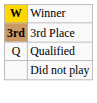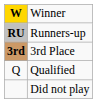+ row: (16, 32)
